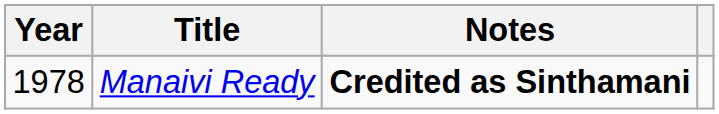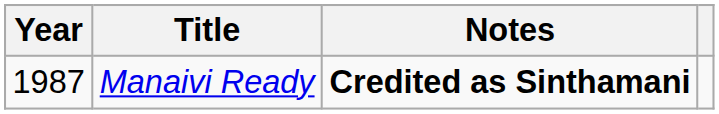(49, 81) 1978 -> (49, 81) 1987
